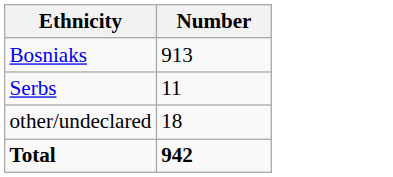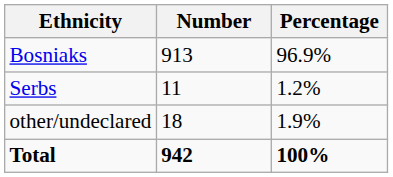+ column: (329, 21)
